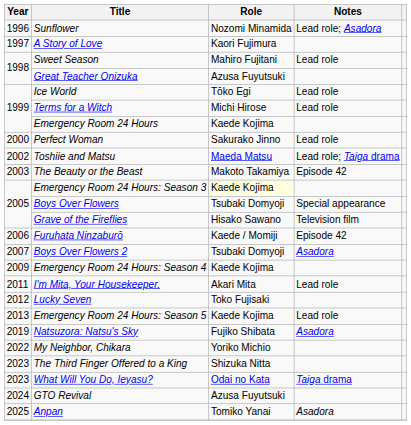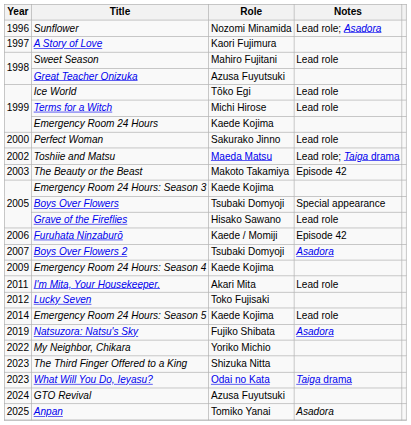(242, 188) lightyellow background -> (242, 188) no background
(328, 220) Television film -> (317, 220) Lead role
(18, 316) 2013 -> (18, 316) 2014
